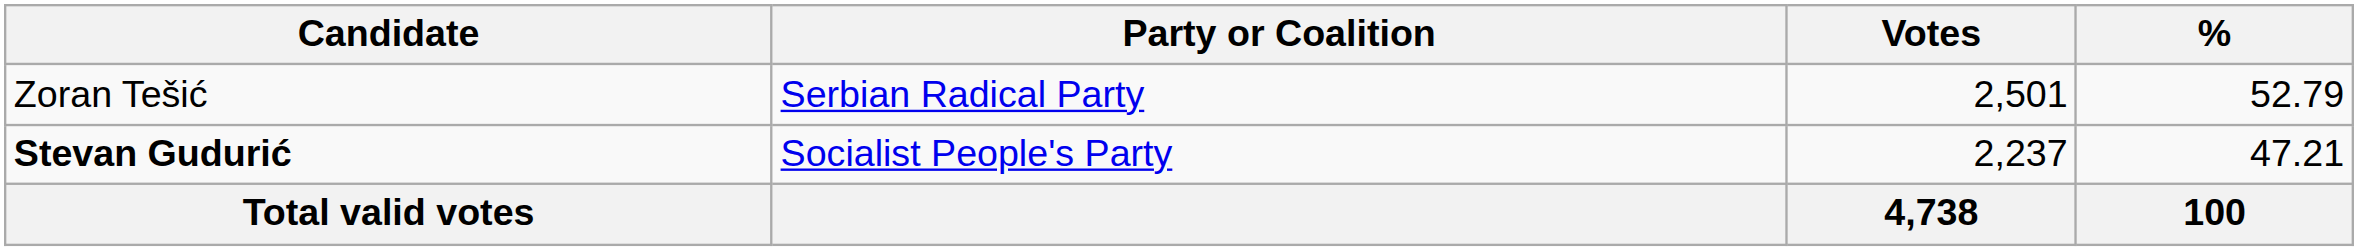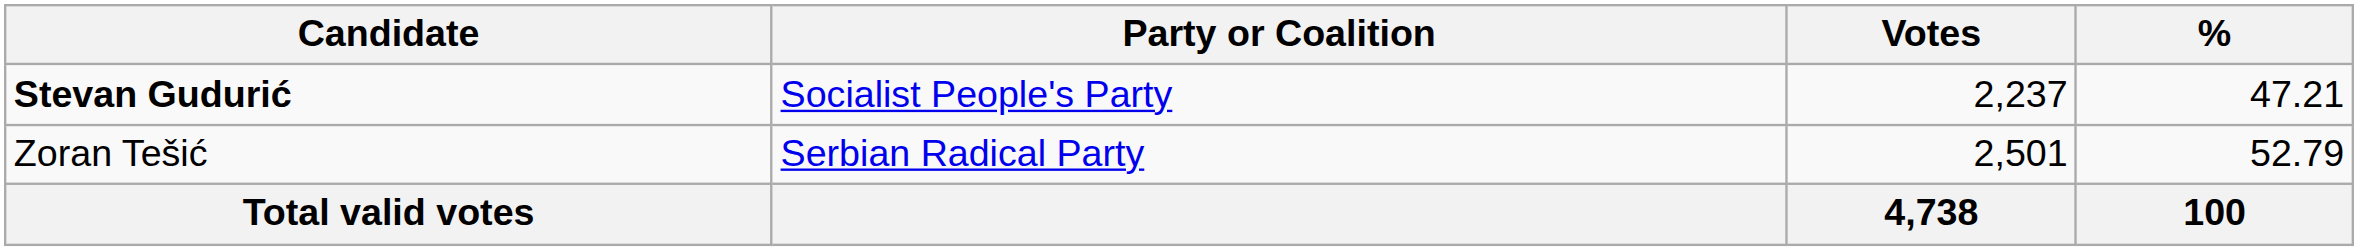rows swapped: (111, 93) <-> (153, 153)
